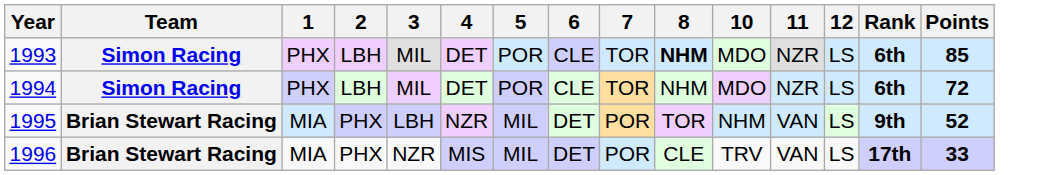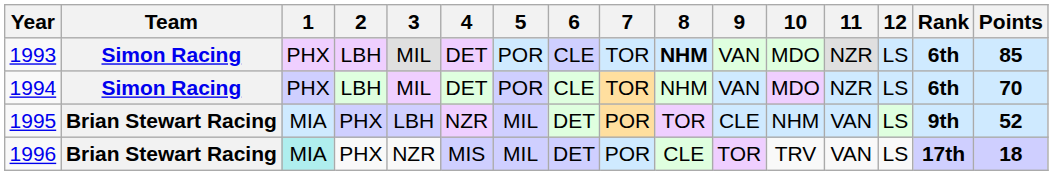+ column: (739, 21)
(957, 88) 72 -> (1011, 88) 70
(308, 154) no background -> (308, 154) paleturquoise background
(957, 154) 33 -> (1011, 154) 18
